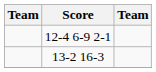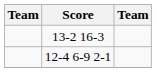rows swapped: (78, 57) <-> (78, 36)
